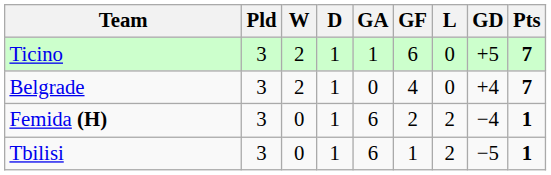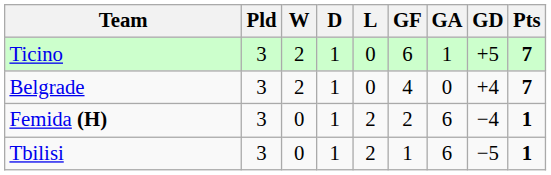columns swapped: (450, 20) <-> (373, 20)
